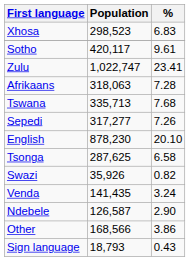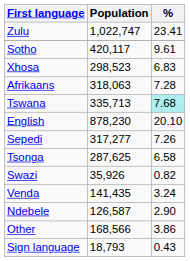rows swapped: (18, 67) <-> (23, 31)
(165, 103) no background -> (165, 103) paleturquoise background
rows swapped: (25, 121) <-> (26, 139)
